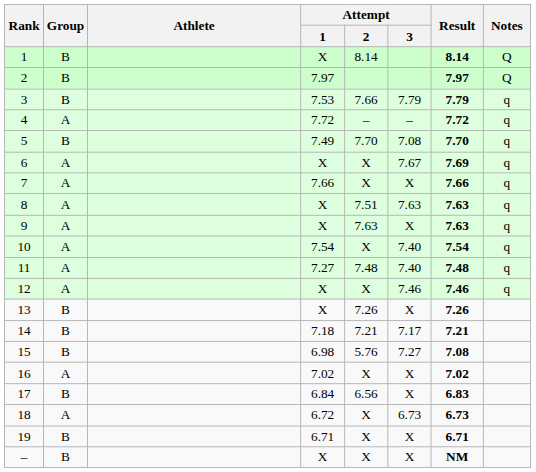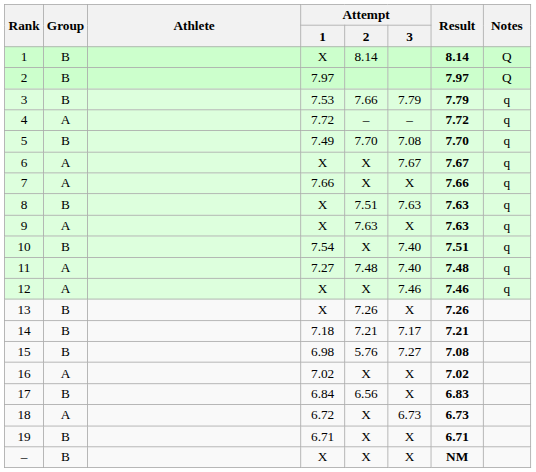(457, 162) 7.69 -> (457, 162) 7.67
(65, 204) A -> (65, 204) B
(65, 246) A -> (65, 246) B
(457, 246) 7.54 -> (457, 246) 7.51
